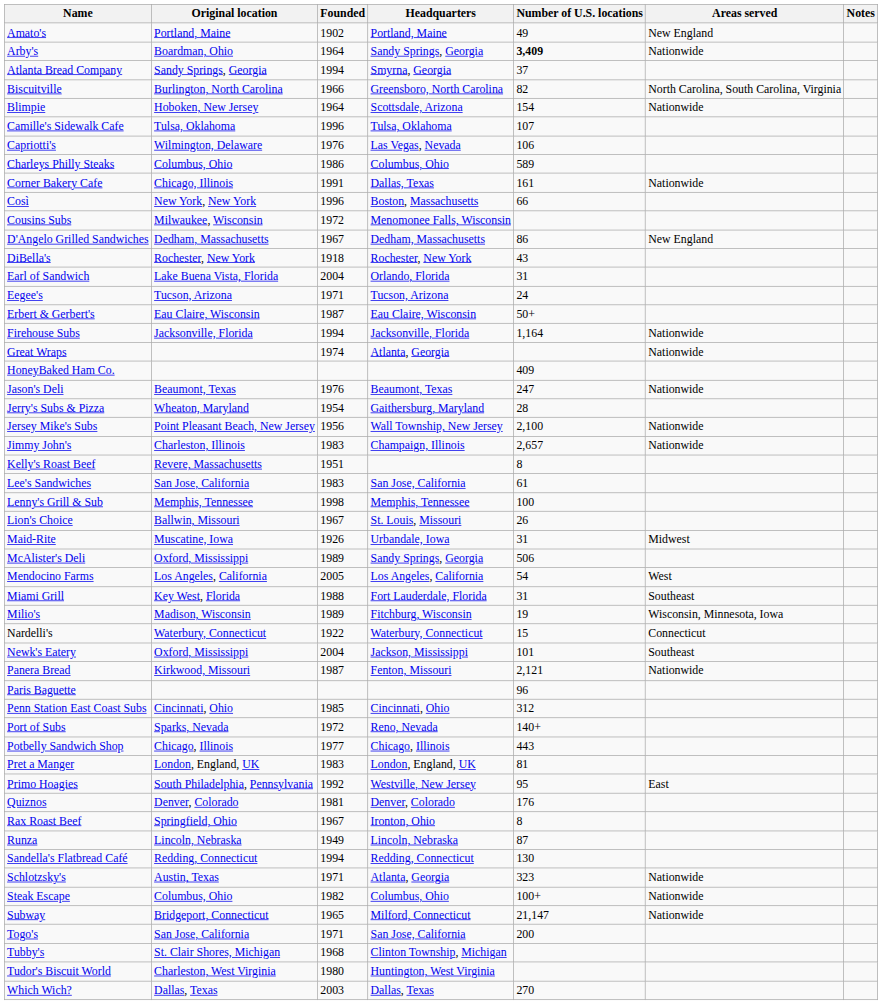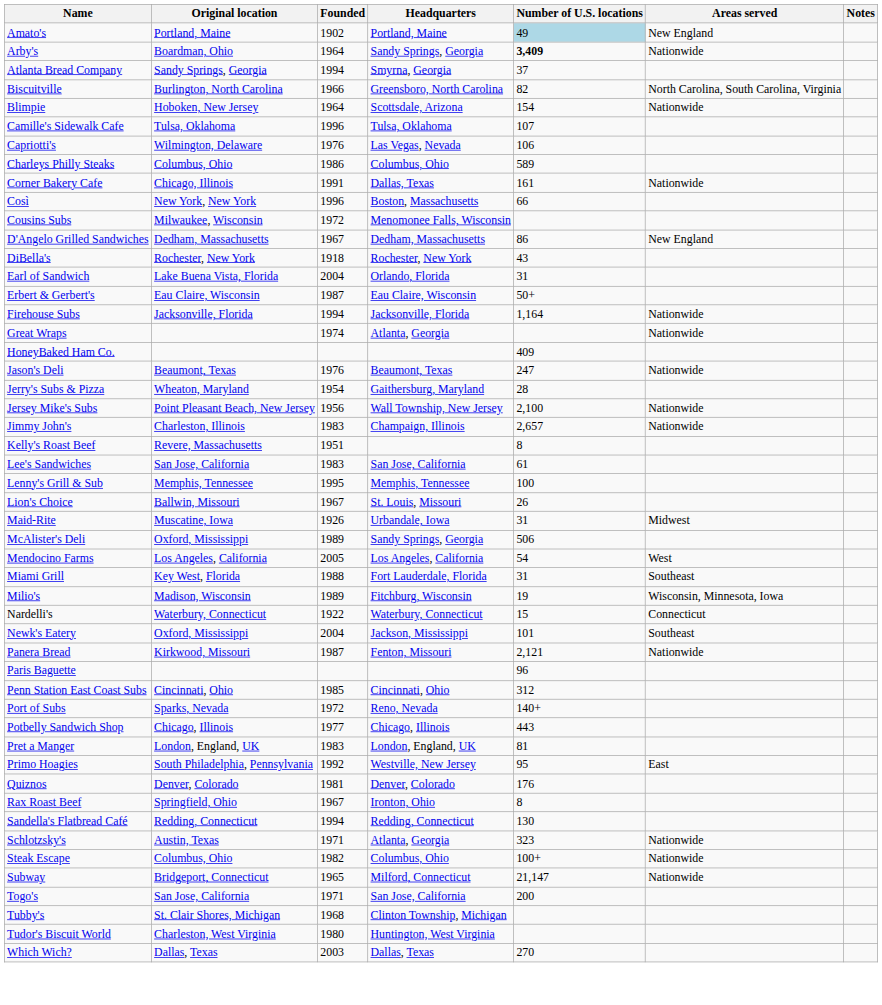(522, 32) no background -> (522, 32) lightblue background
- row: (25, 295)
(332, 502) 1998 -> (332, 483) 1995
- row: (22, 840)
